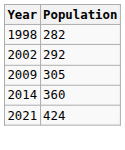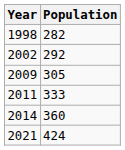+ row: (22, 95)
